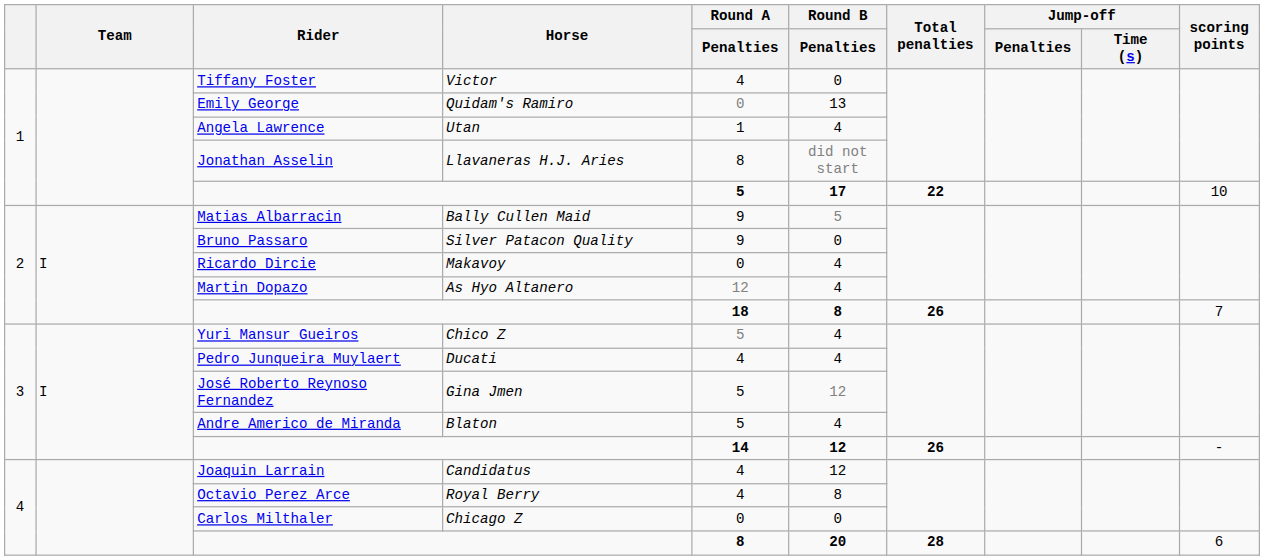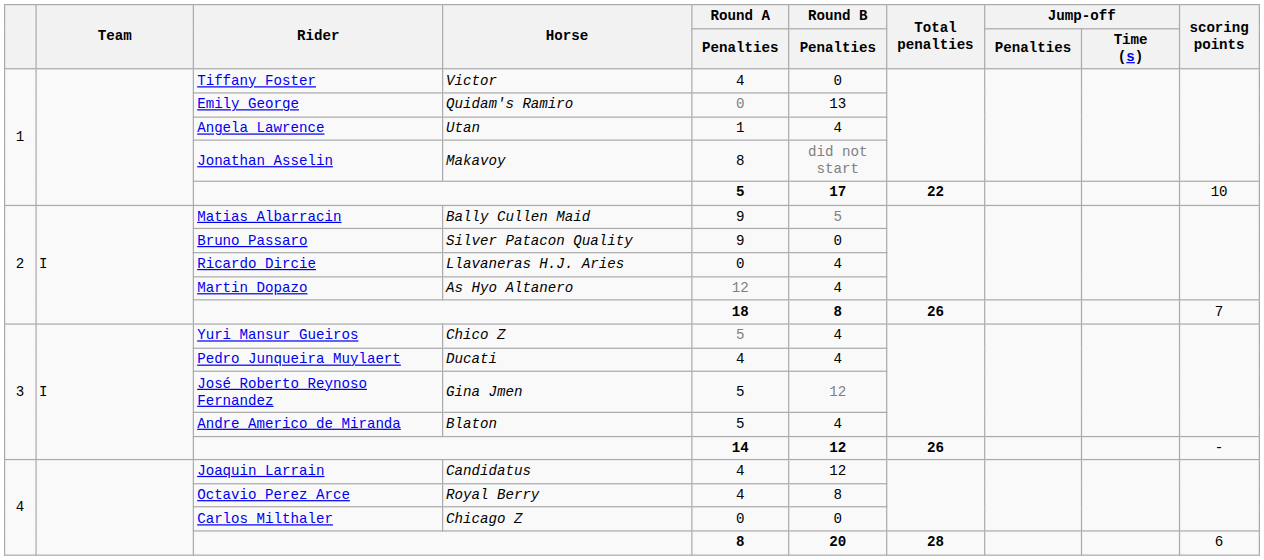(535, 161) Llavaneras H.J. Aries -> (476, 161) Makavoy
(476, 264) Makavoy -> (535, 264) Llavaneras H.J. Aries
